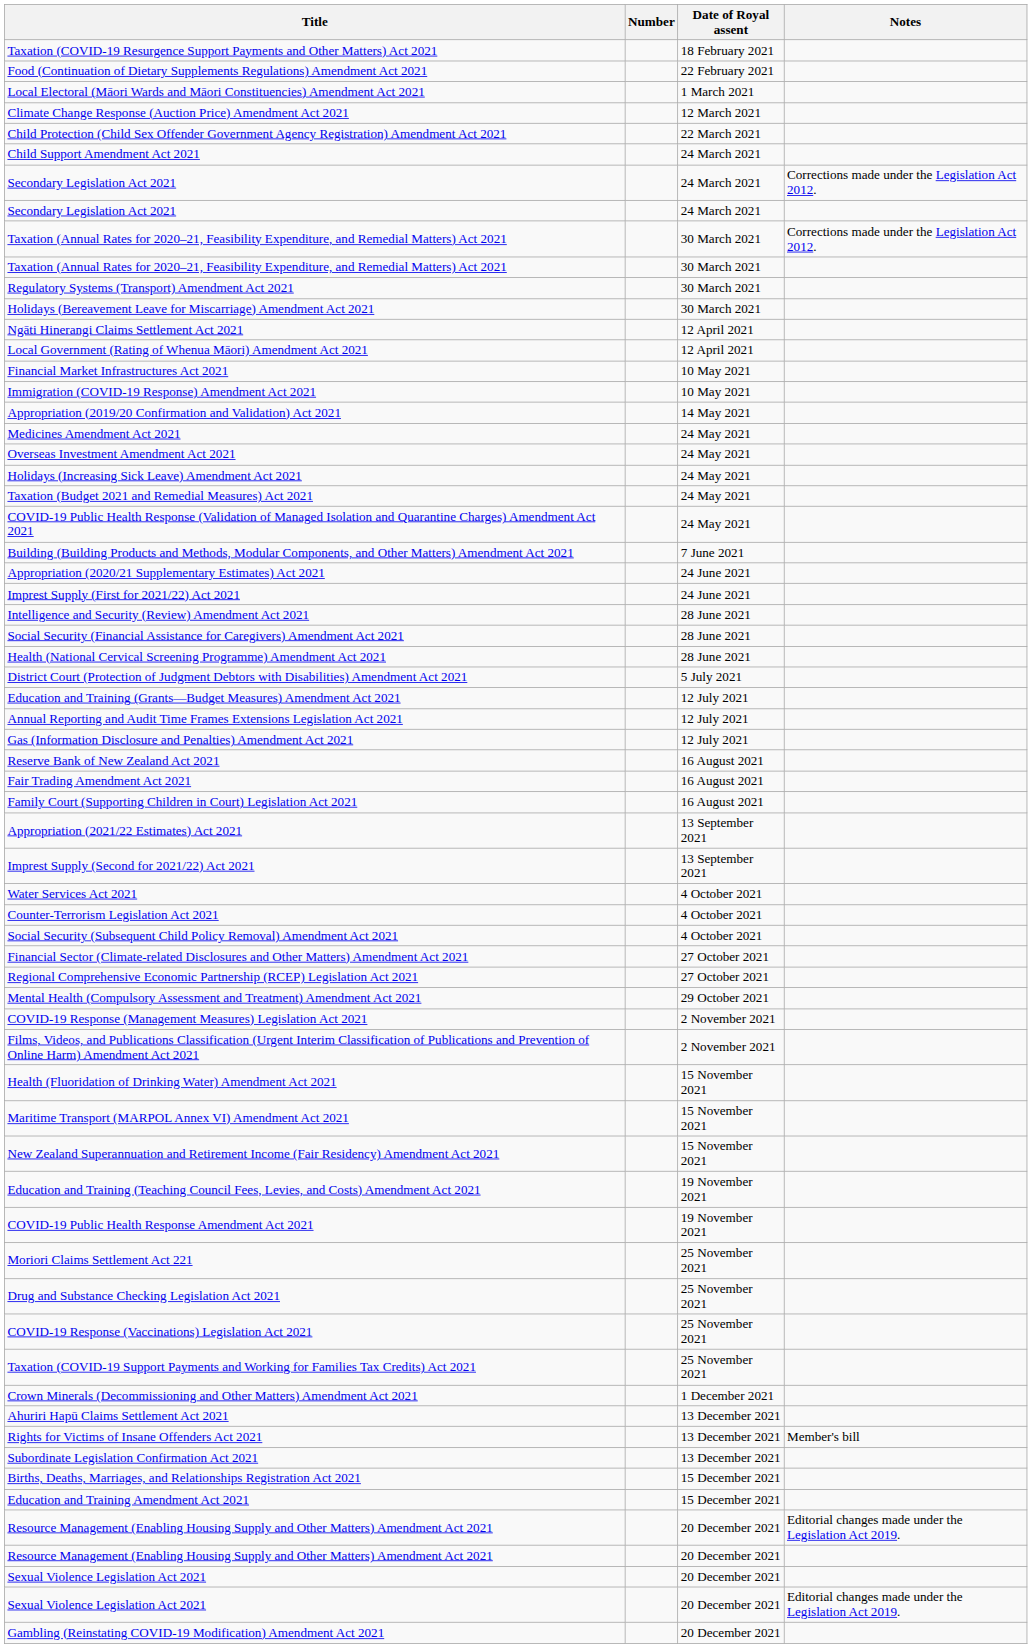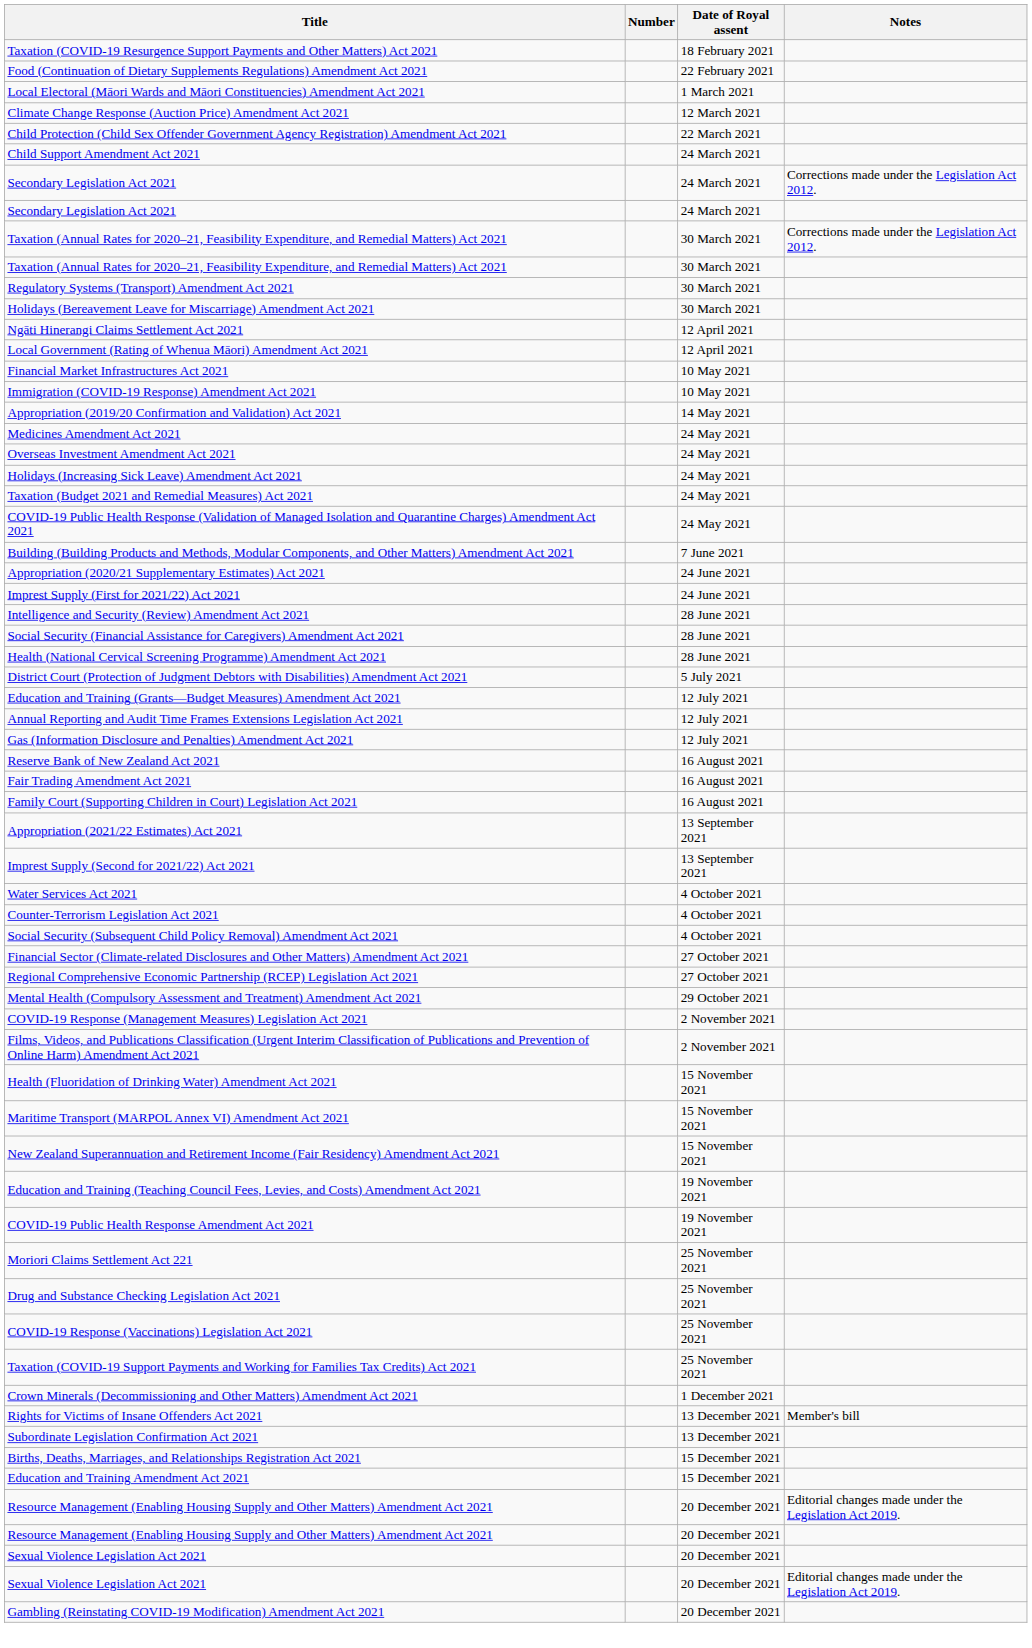- row: (118, 1416)
